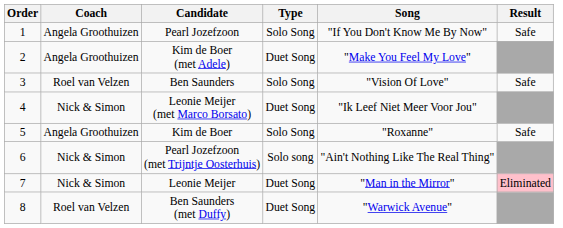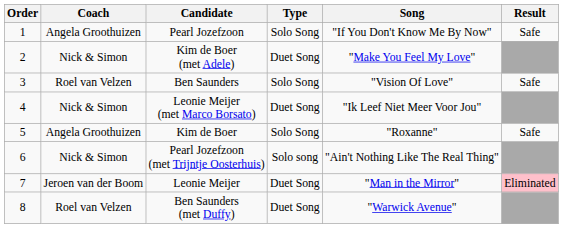(91, 57) Angela Groothuizen -> (93, 57) Nick & Simon
(91, 182) Nick & Simon -> (93, 182) Jeroen van der Boom
